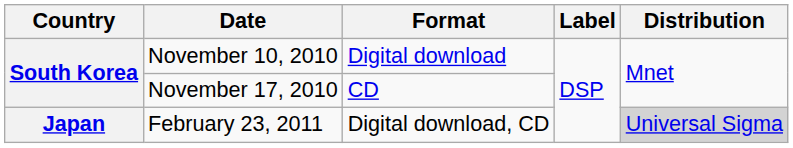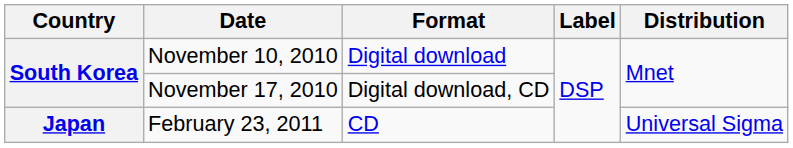(363, 90) CD -> (449, 90) Digital download, CD
(449, 124) Digital download, CD -> (363, 124) CD
(704, 124) lightgrey background -> (704, 124) no background
